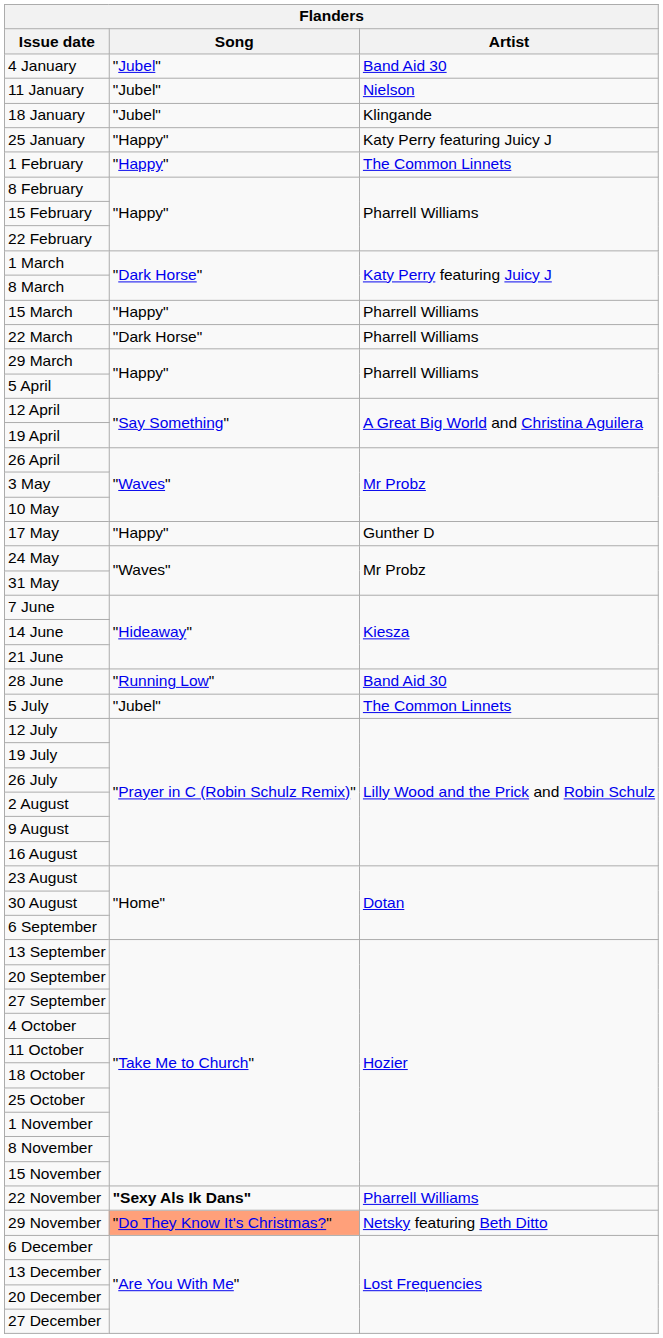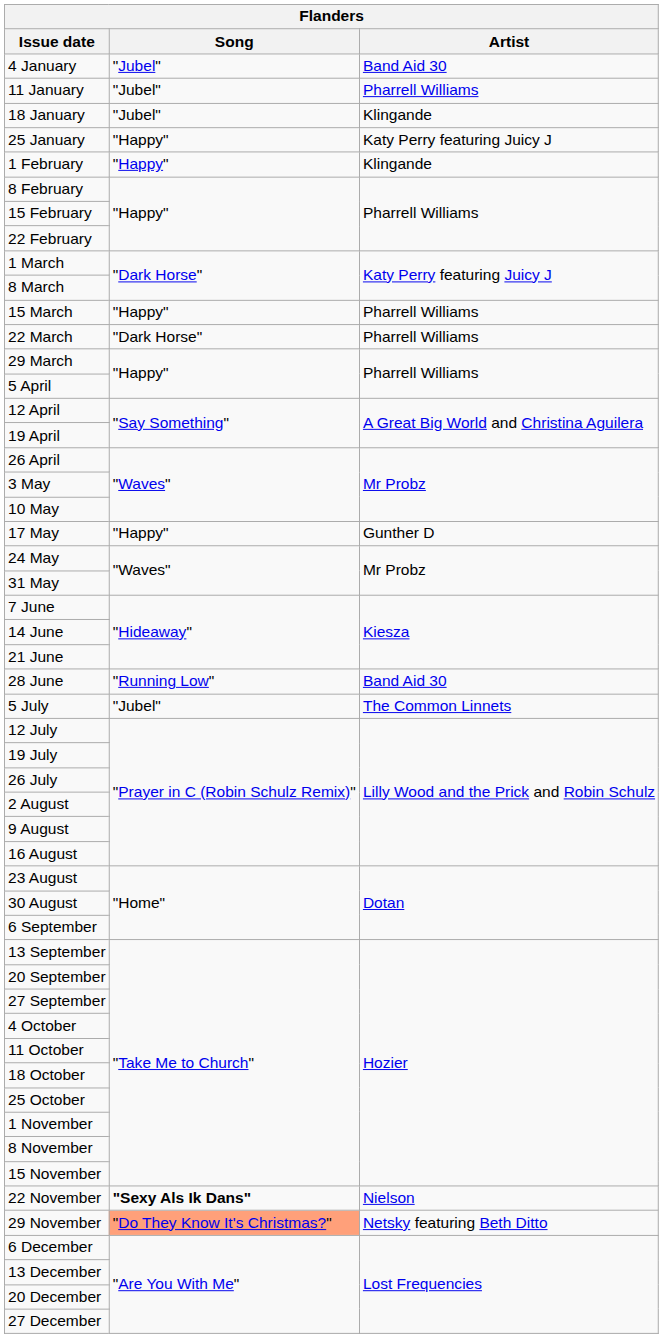(389, 90) Nielson -> (421, 90) Pharrell Williams
(437, 164) The Common Linnets -> (397, 164) Klingande
(421, 1198) Pharrell Williams -> (389, 1198) Nielson
